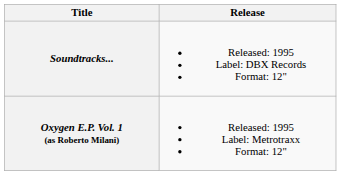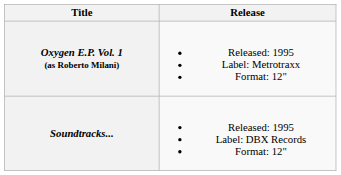rows swapped: (82, 133) <-> (82, 58)
